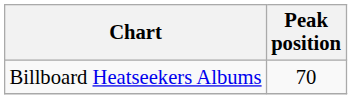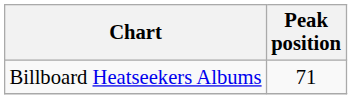(306, 76) 70 -> (306, 76) 71
